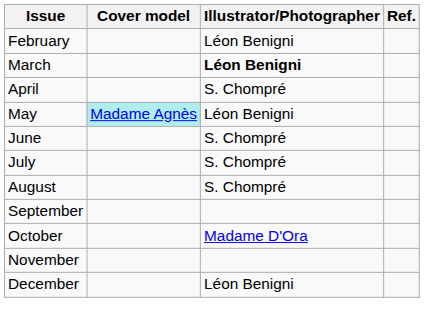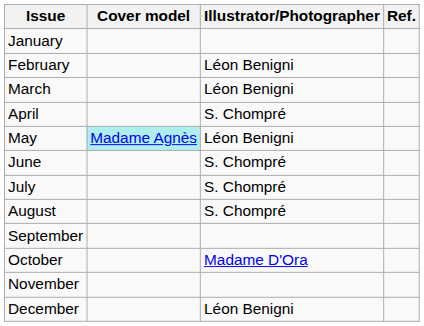+ row: (35, 41)
(253, 65) bold -> (249, 89) normal
